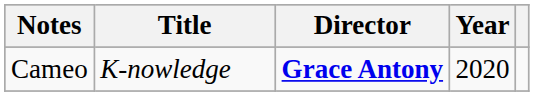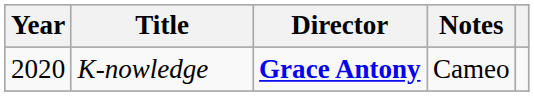columns swapped: (483, 25) <-> (49, 25)
